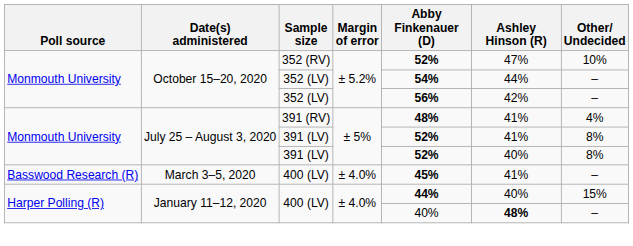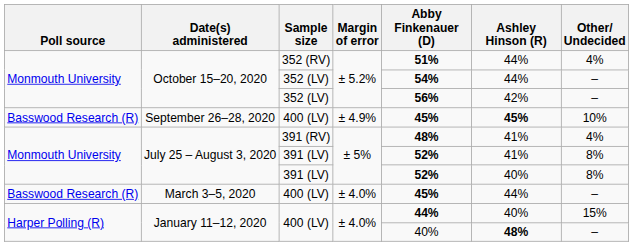(427, 60) 52% -> (427, 60) 51%
(516, 60) 47% -> (516, 60) 44%
(595, 60) 10% -> (595, 60) 4%
+ row: (210, 118)
(516, 175) 41% -> (516, 194) 44%
